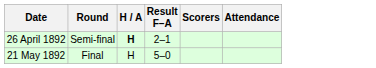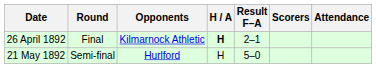+ column: (162, 18)
(93, 39) Semi-final -> (93, 39) Final
(93, 55) Final -> (93, 55) Semi-final
